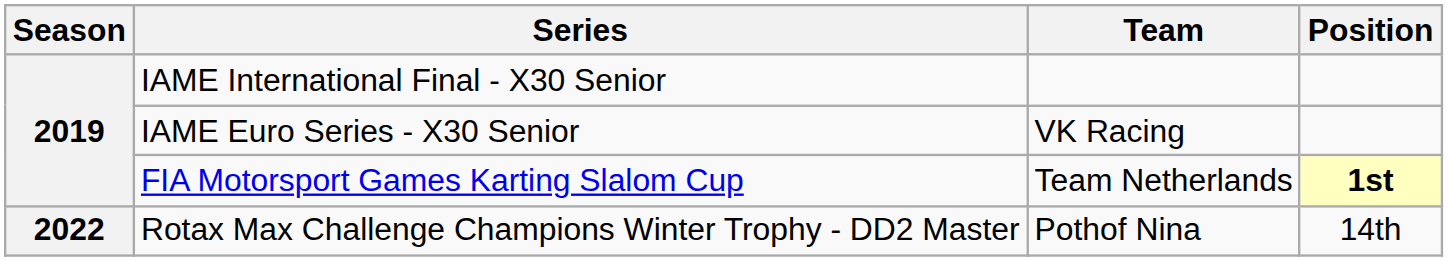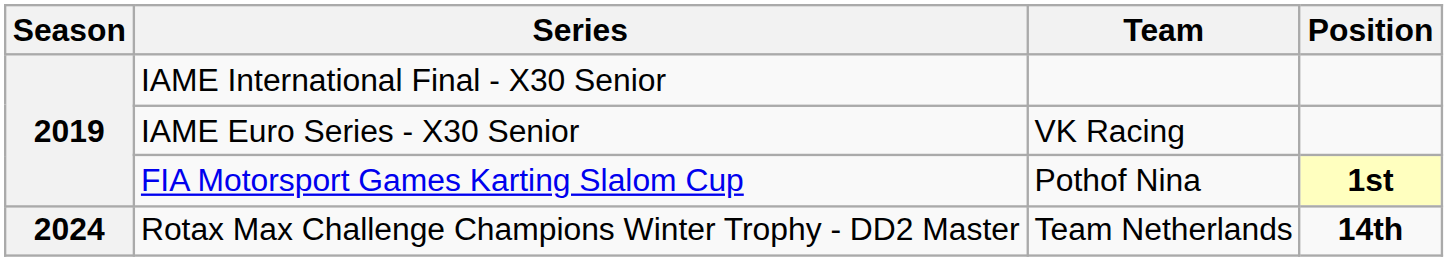(1164, 180) Team Netherlands -> (1118, 180) Pothof Nina
(69, 231) 2022 -> (69, 231) 2024
(1118, 231) Pothof Nina -> (1164, 231) Team Netherlands
(1371, 231) normal -> (1371, 231) bold
